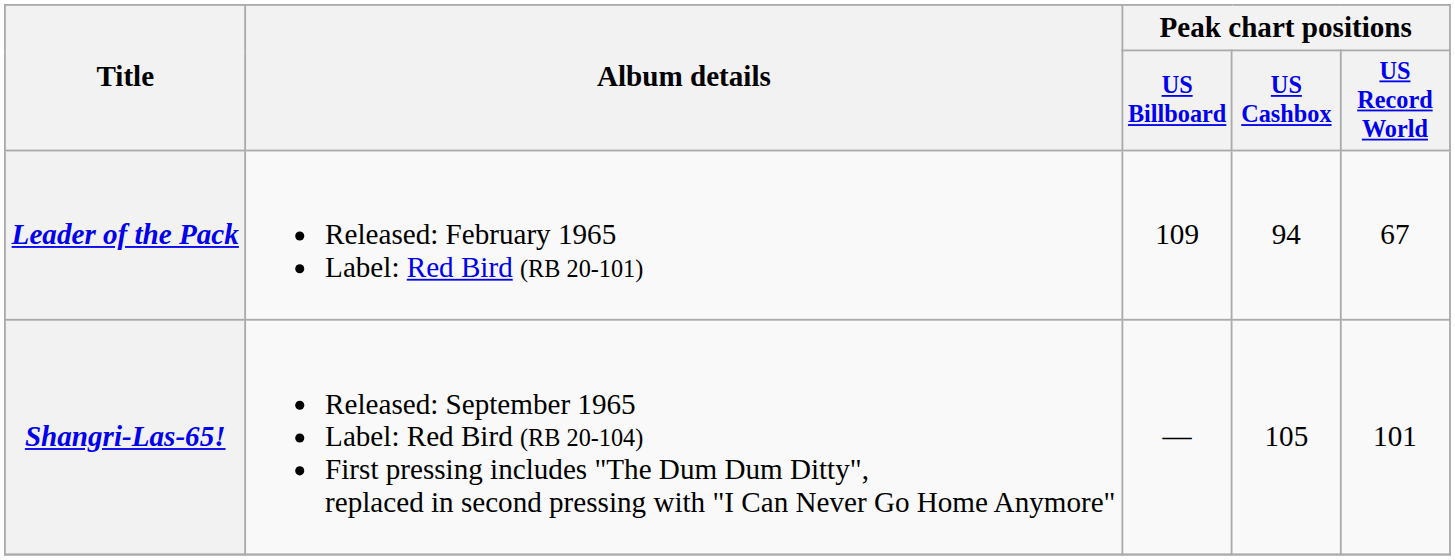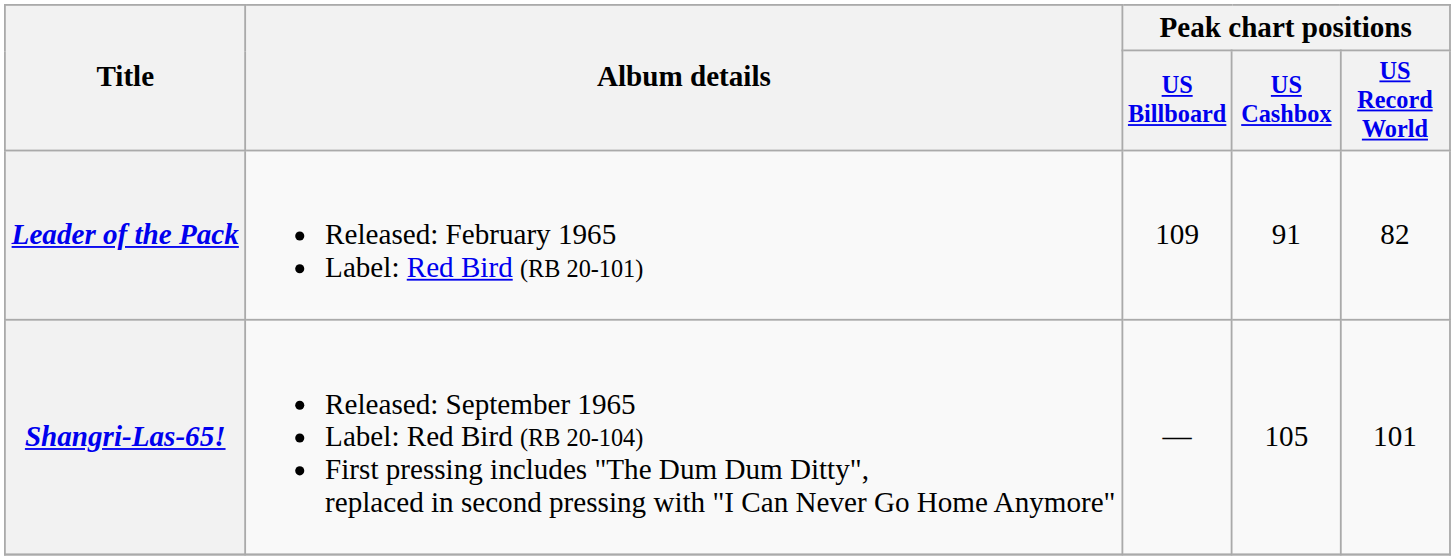(1286, 234) 94 -> (1286, 234) 91
(1395, 234) 67 -> (1395, 234) 82
